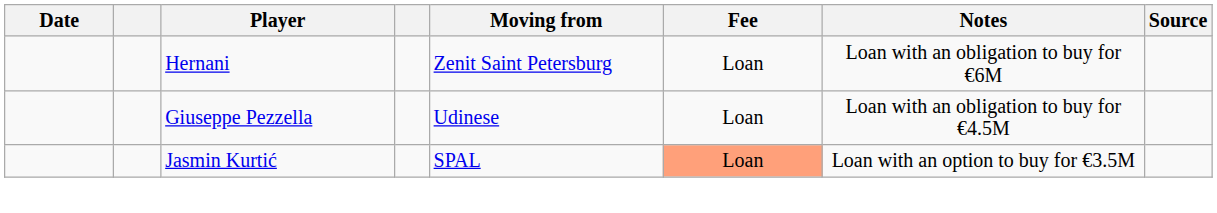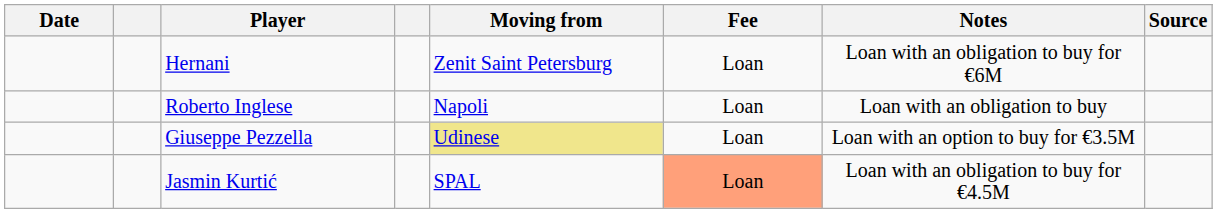+ row: (229, 106)
(466, 117) no background -> (466, 138) khaki background
(983, 117) Loan with an obligation to buy for €4.5M -> (983, 138) Loan with an option to buy for €3.5M
(983, 160) Loan with an option to buy for €3.5M -> (983, 180) Loan with an obligation to buy for €4.5M
